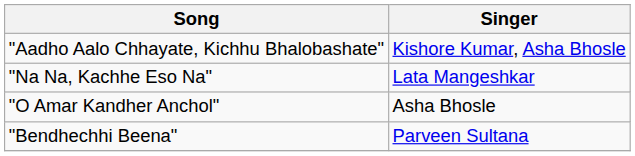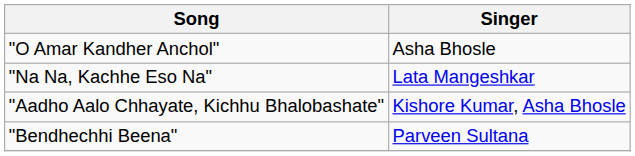rows swapped: (196, 48) <-> (114, 106)
